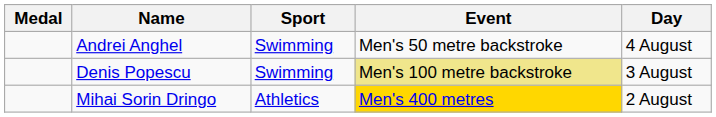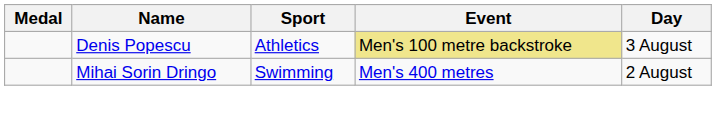- row: (129, 45)
(294, 72) Swimming -> (287, 45) Athletics
(287, 99) Athletics -> (294, 72) Swimming
(426, 99) gold background -> (426, 72) no background
